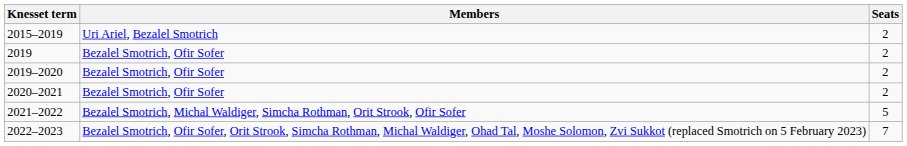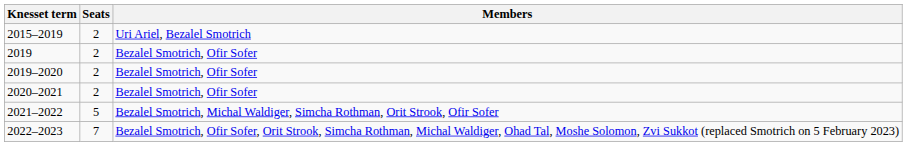columns swapped: (885, 14) <-> (474, 14)
